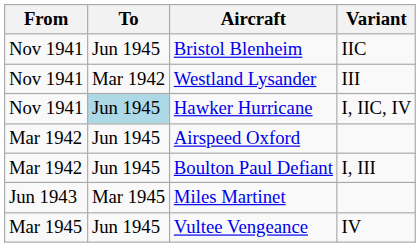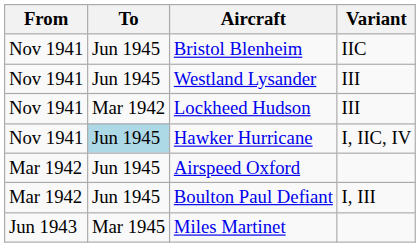(129, 78) Mar 1942 -> (126, 78) Jun 1945
+ row: (242, 108)
- row: (241, 227)
